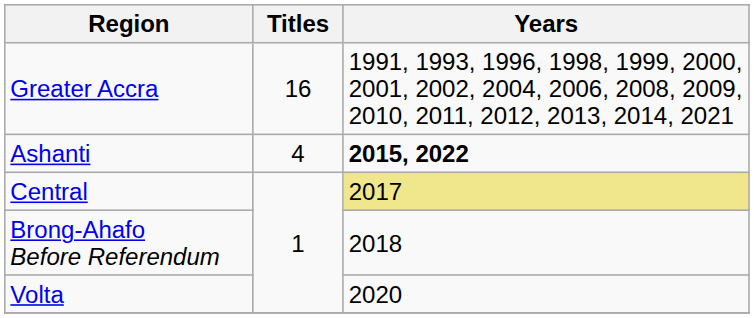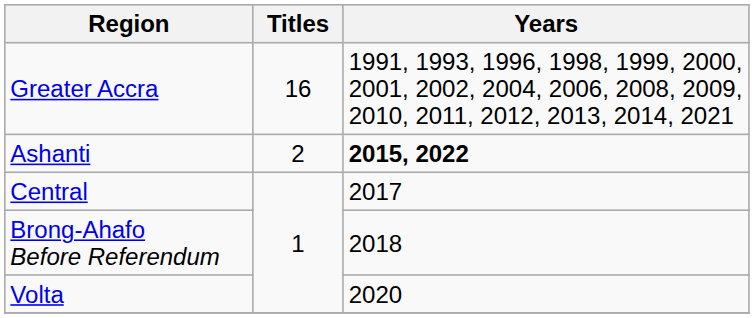(298, 154) 4 -> (298, 154) 2
(375, 192) khaki background -> (375, 192) no background
